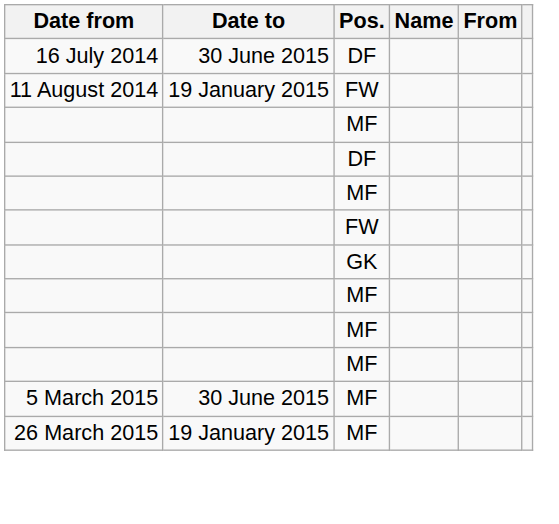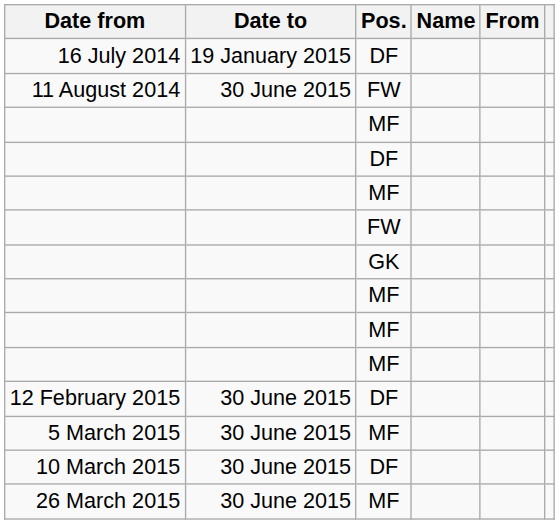(264, 55) 30 June 2015 -> (271, 55) 19 January 2015
(249, 90) 19 January 2015 -> (286, 90) 30 June 2015
+ row: (95, 398)
+ row: (108, 466)
(249, 432) 19 January 2015 -> (286, 501) 30 June 2015
